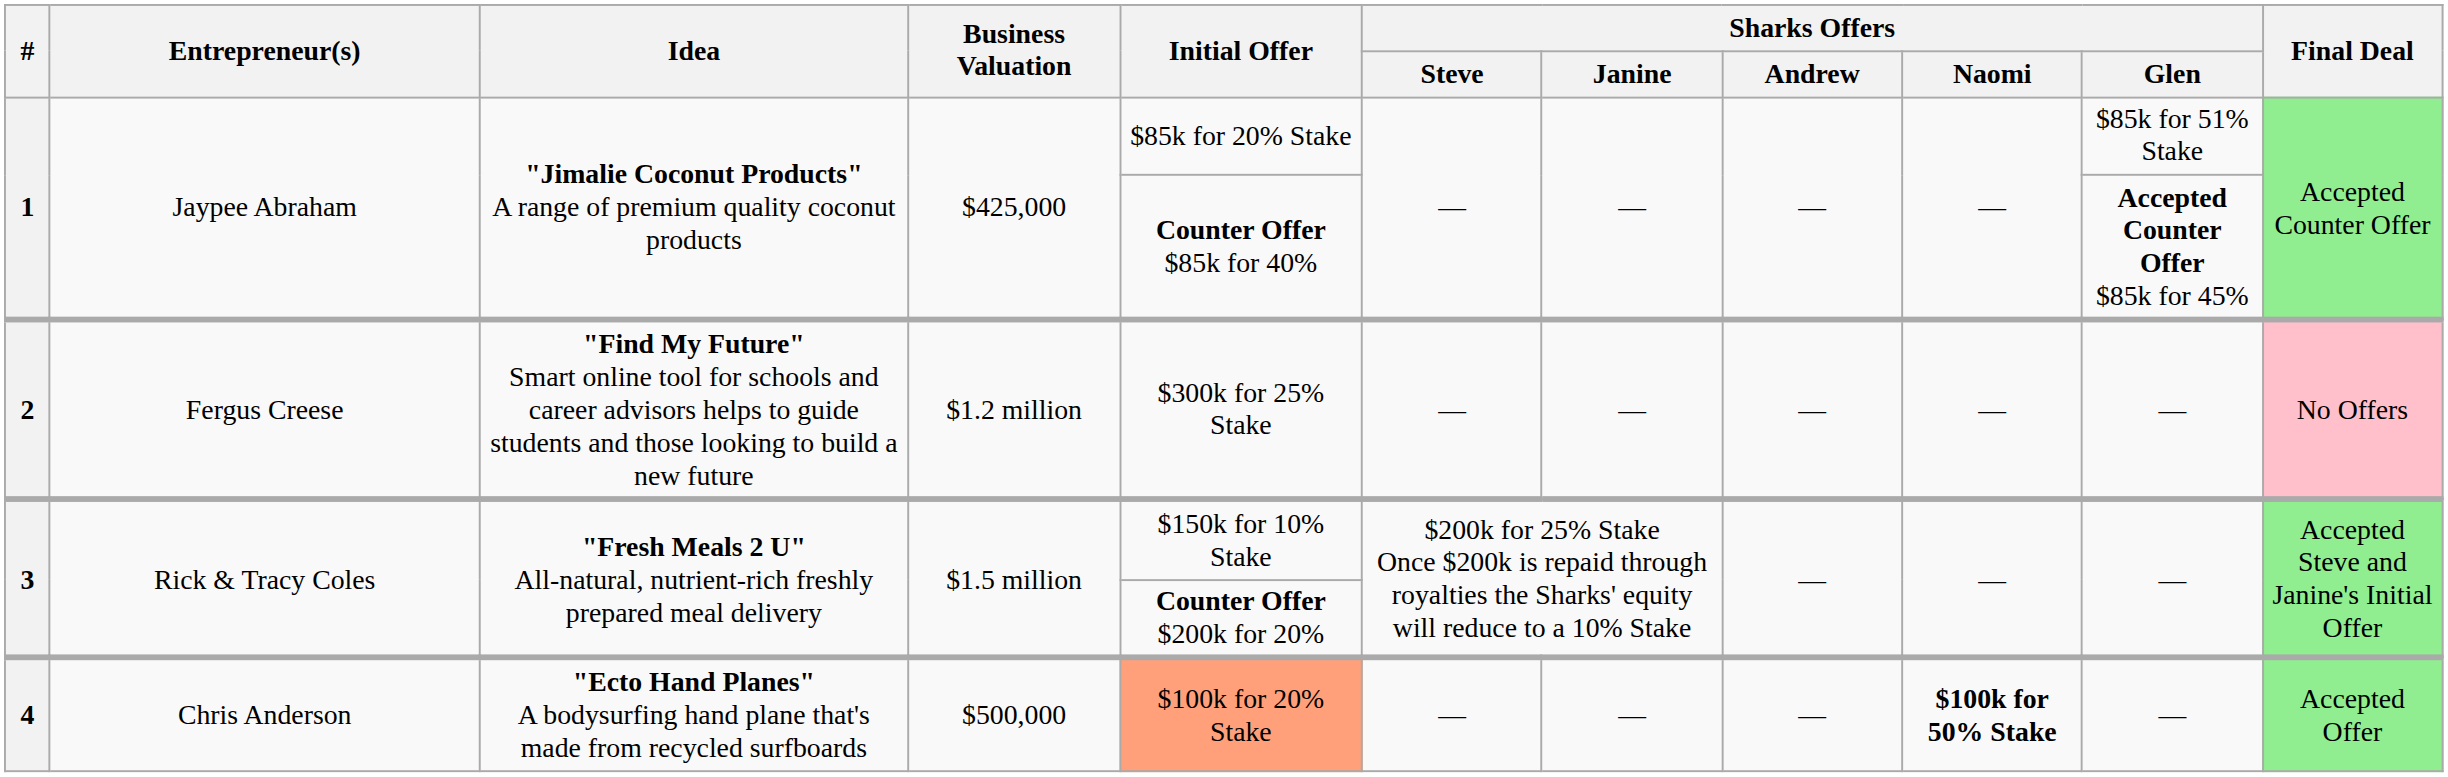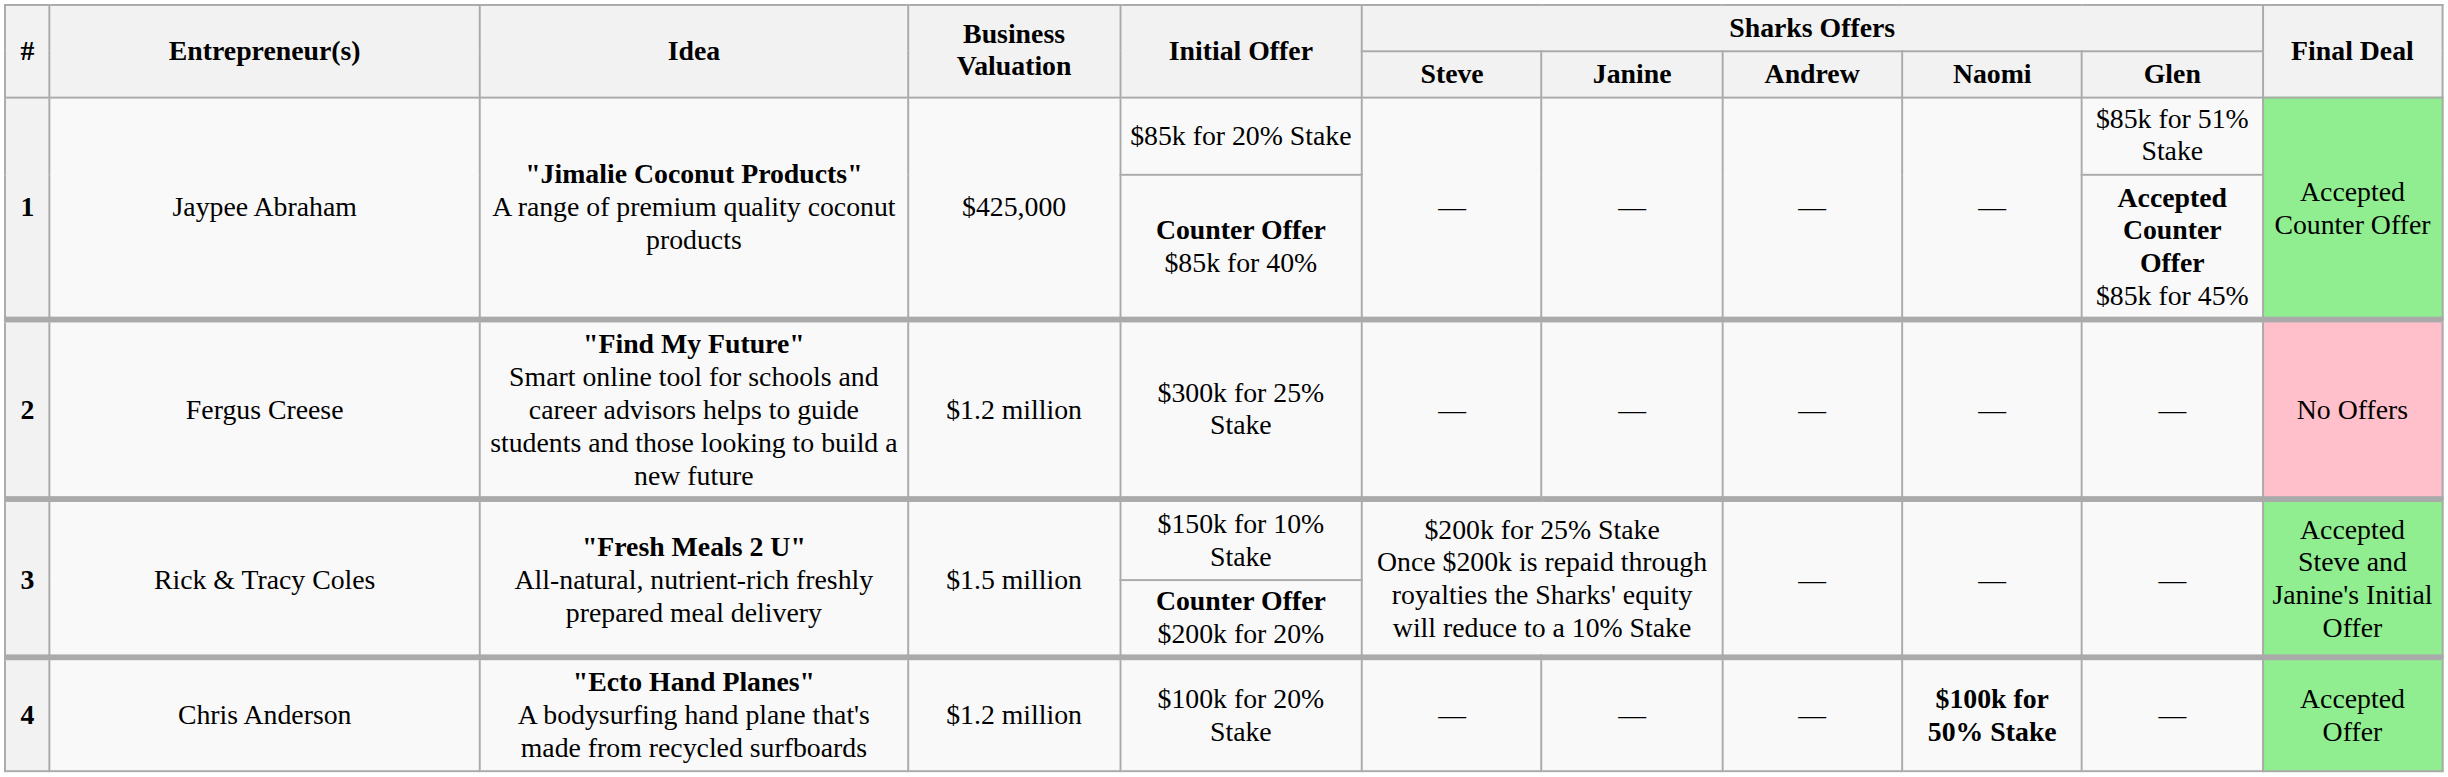(1014, 715) $500,000 -> (1014, 715) $1.2 million
(1241, 715) lightsalmon background -> (1241, 715) no background
